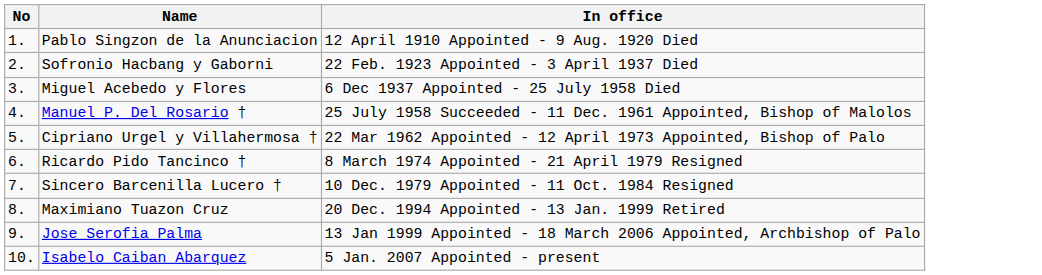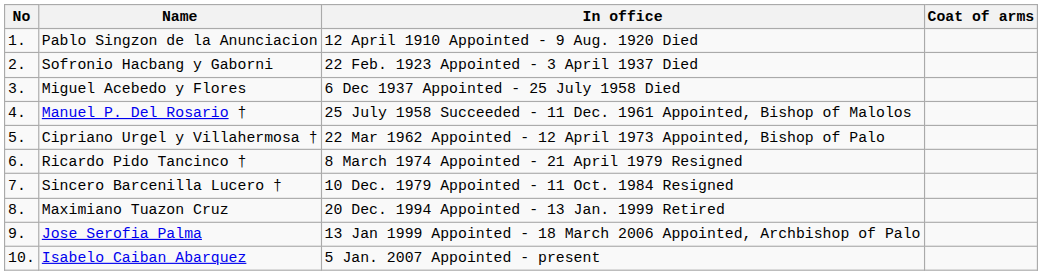+ column: (981, 17)
